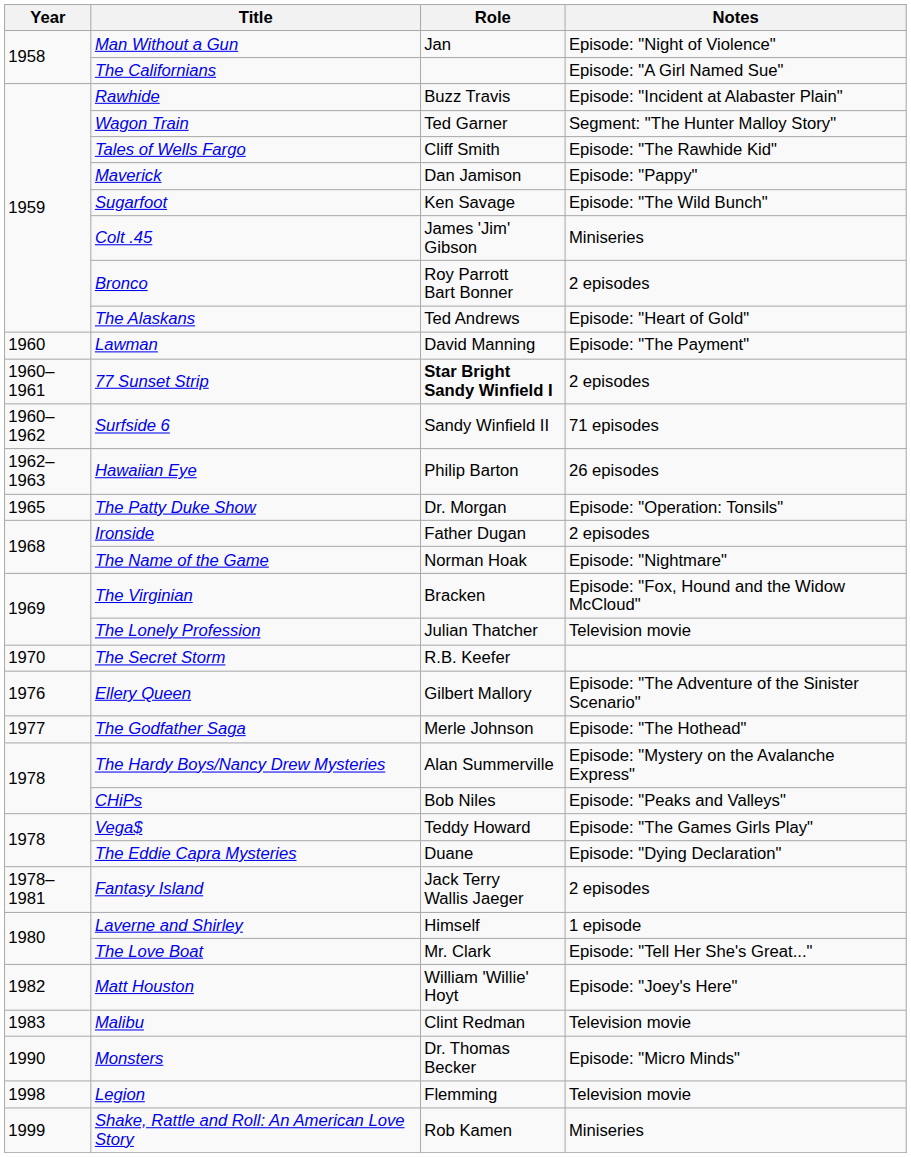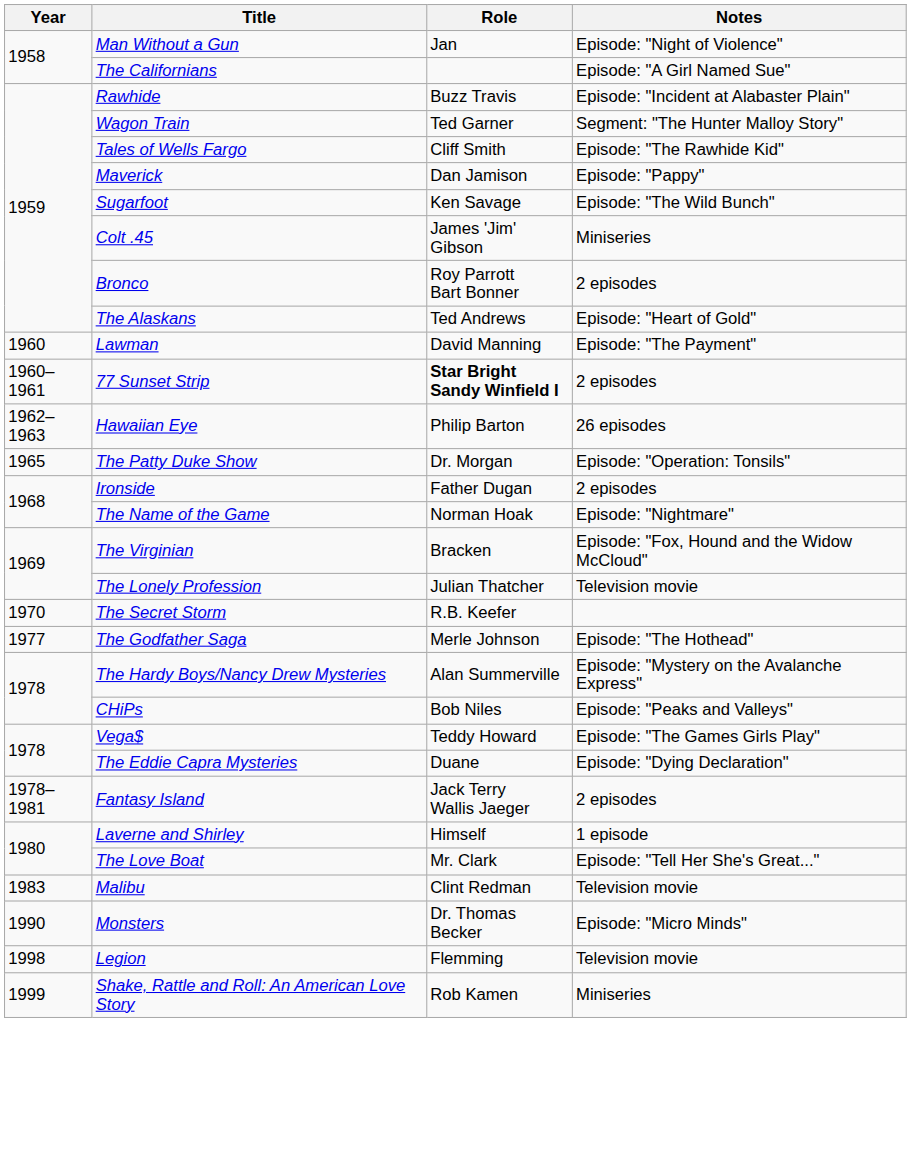- row: (132, 426)
- row: (143, 693)
- row: (144, 987)
